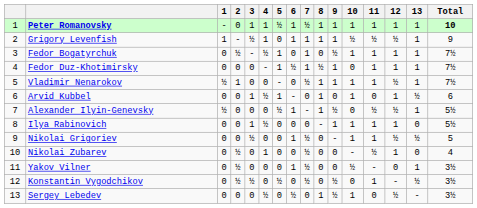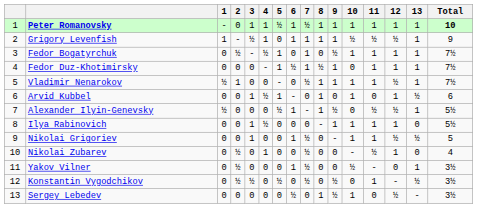(252, 139) ½ -> (252, 139) 1
(266, 196) ½ -> (266, 196) 0
